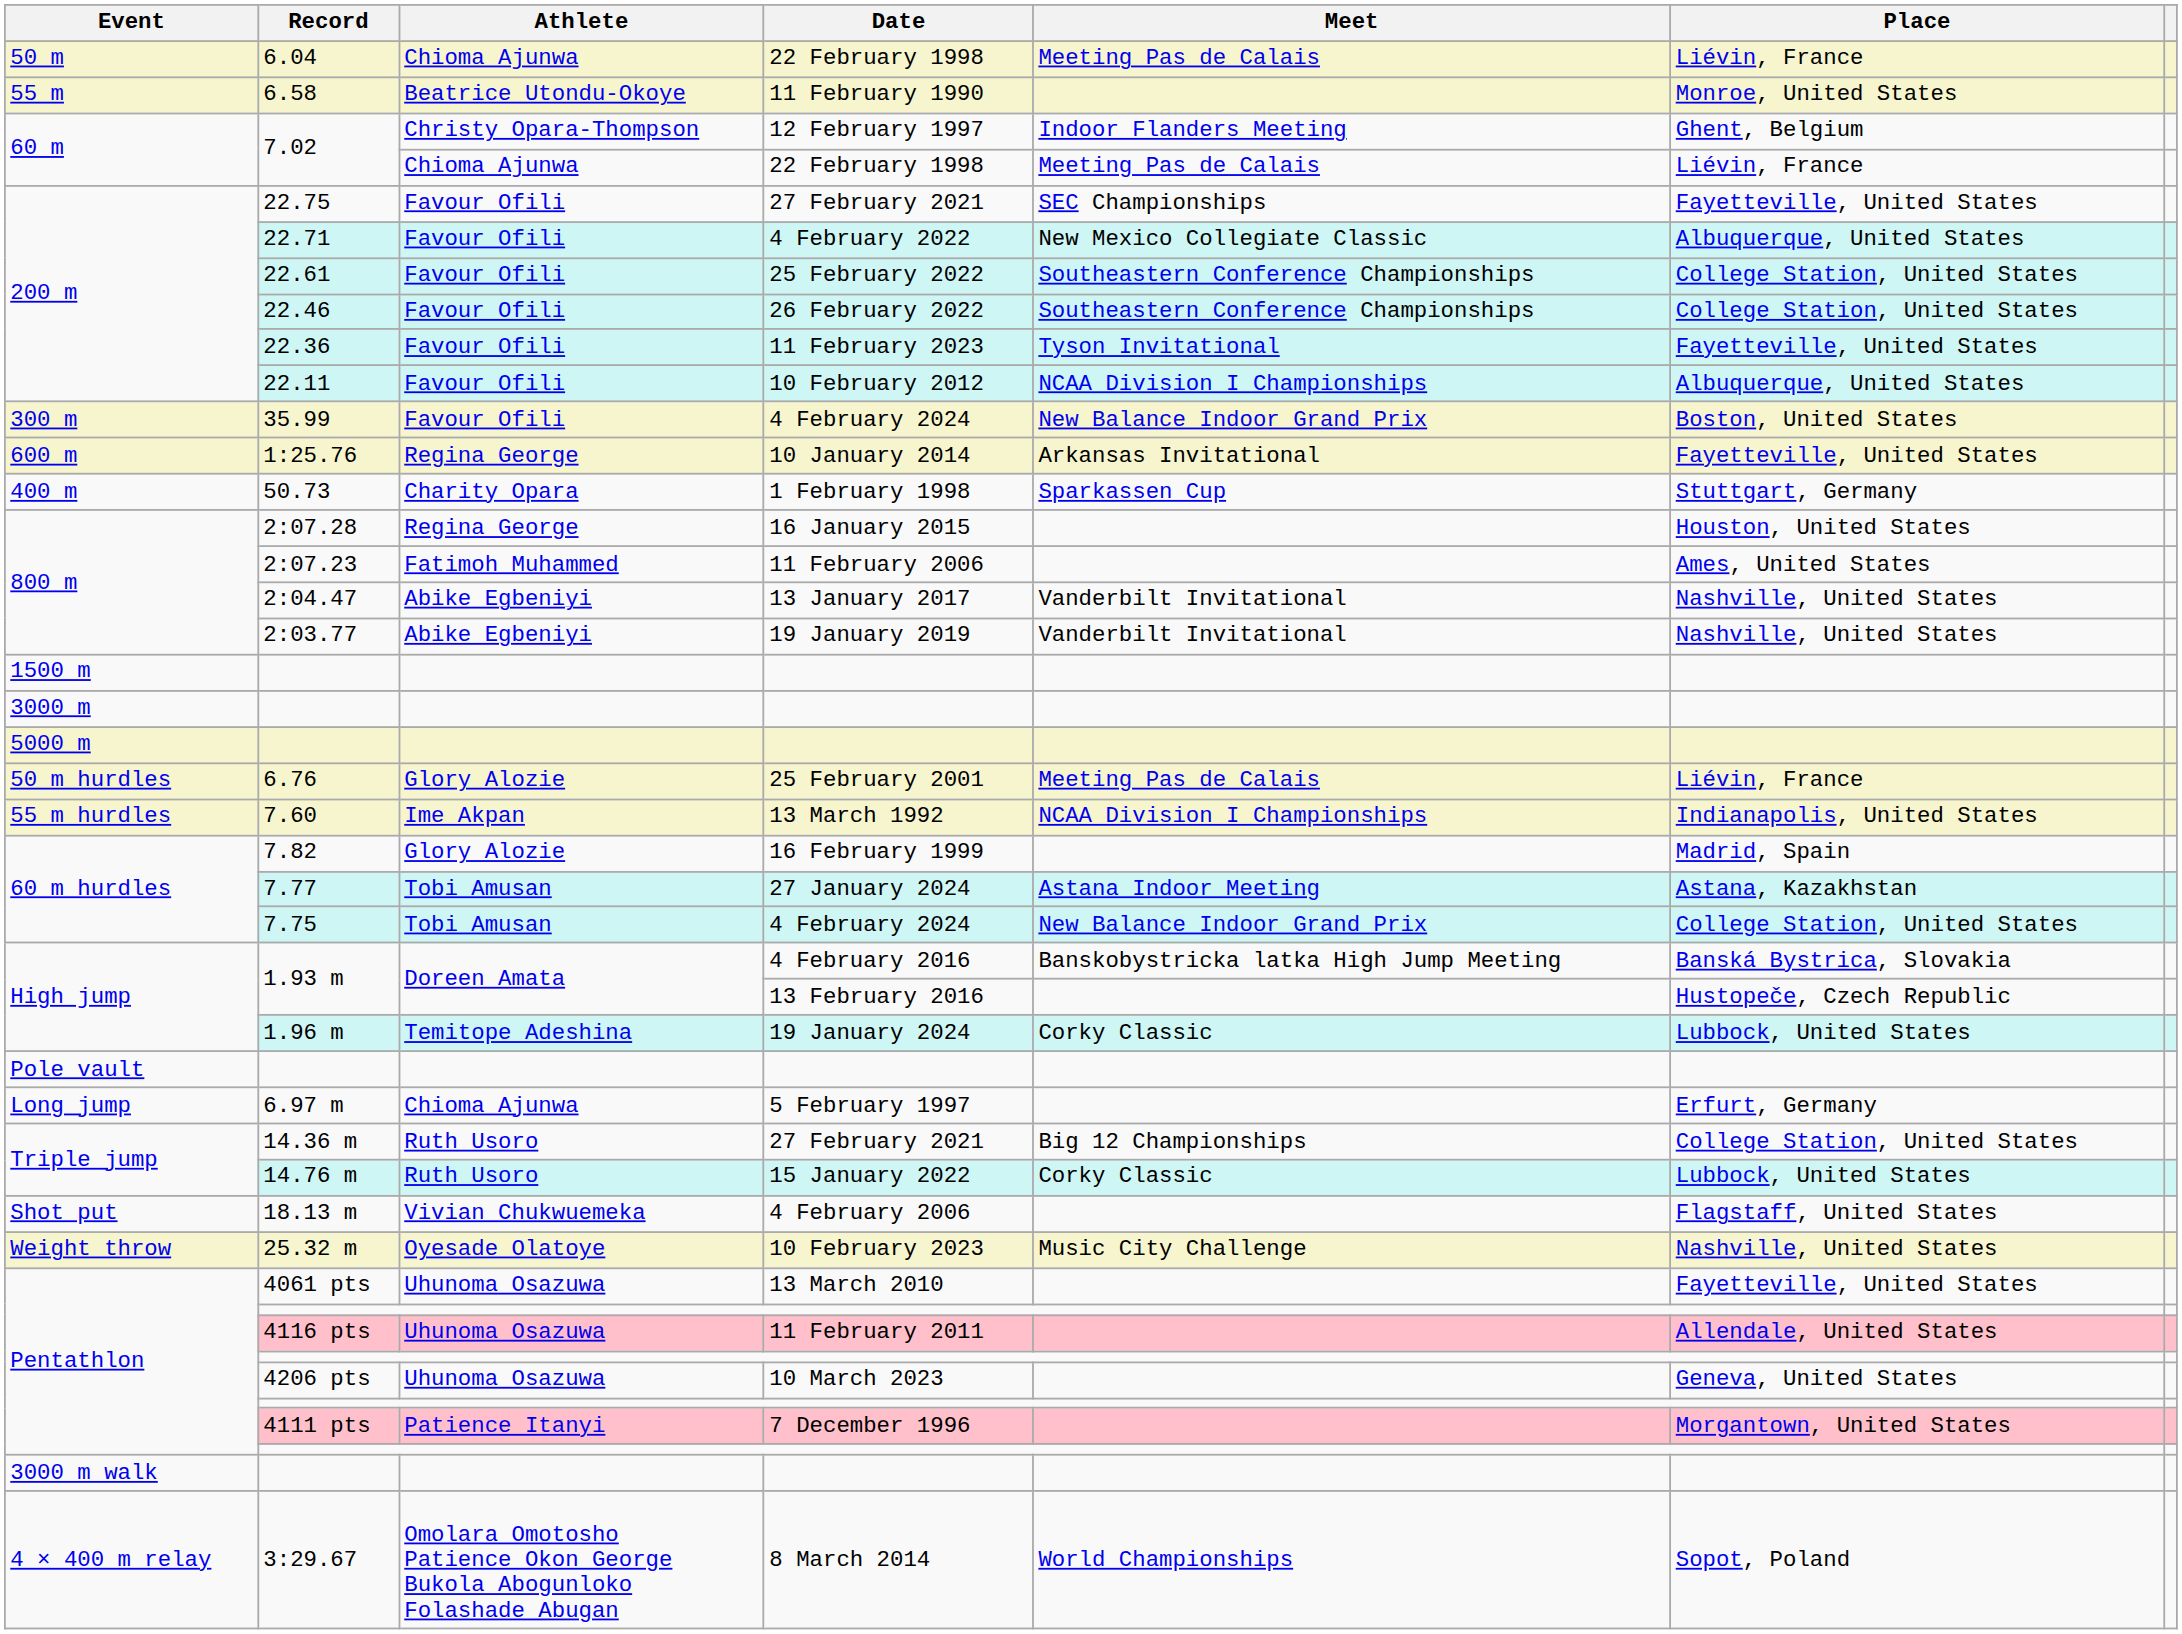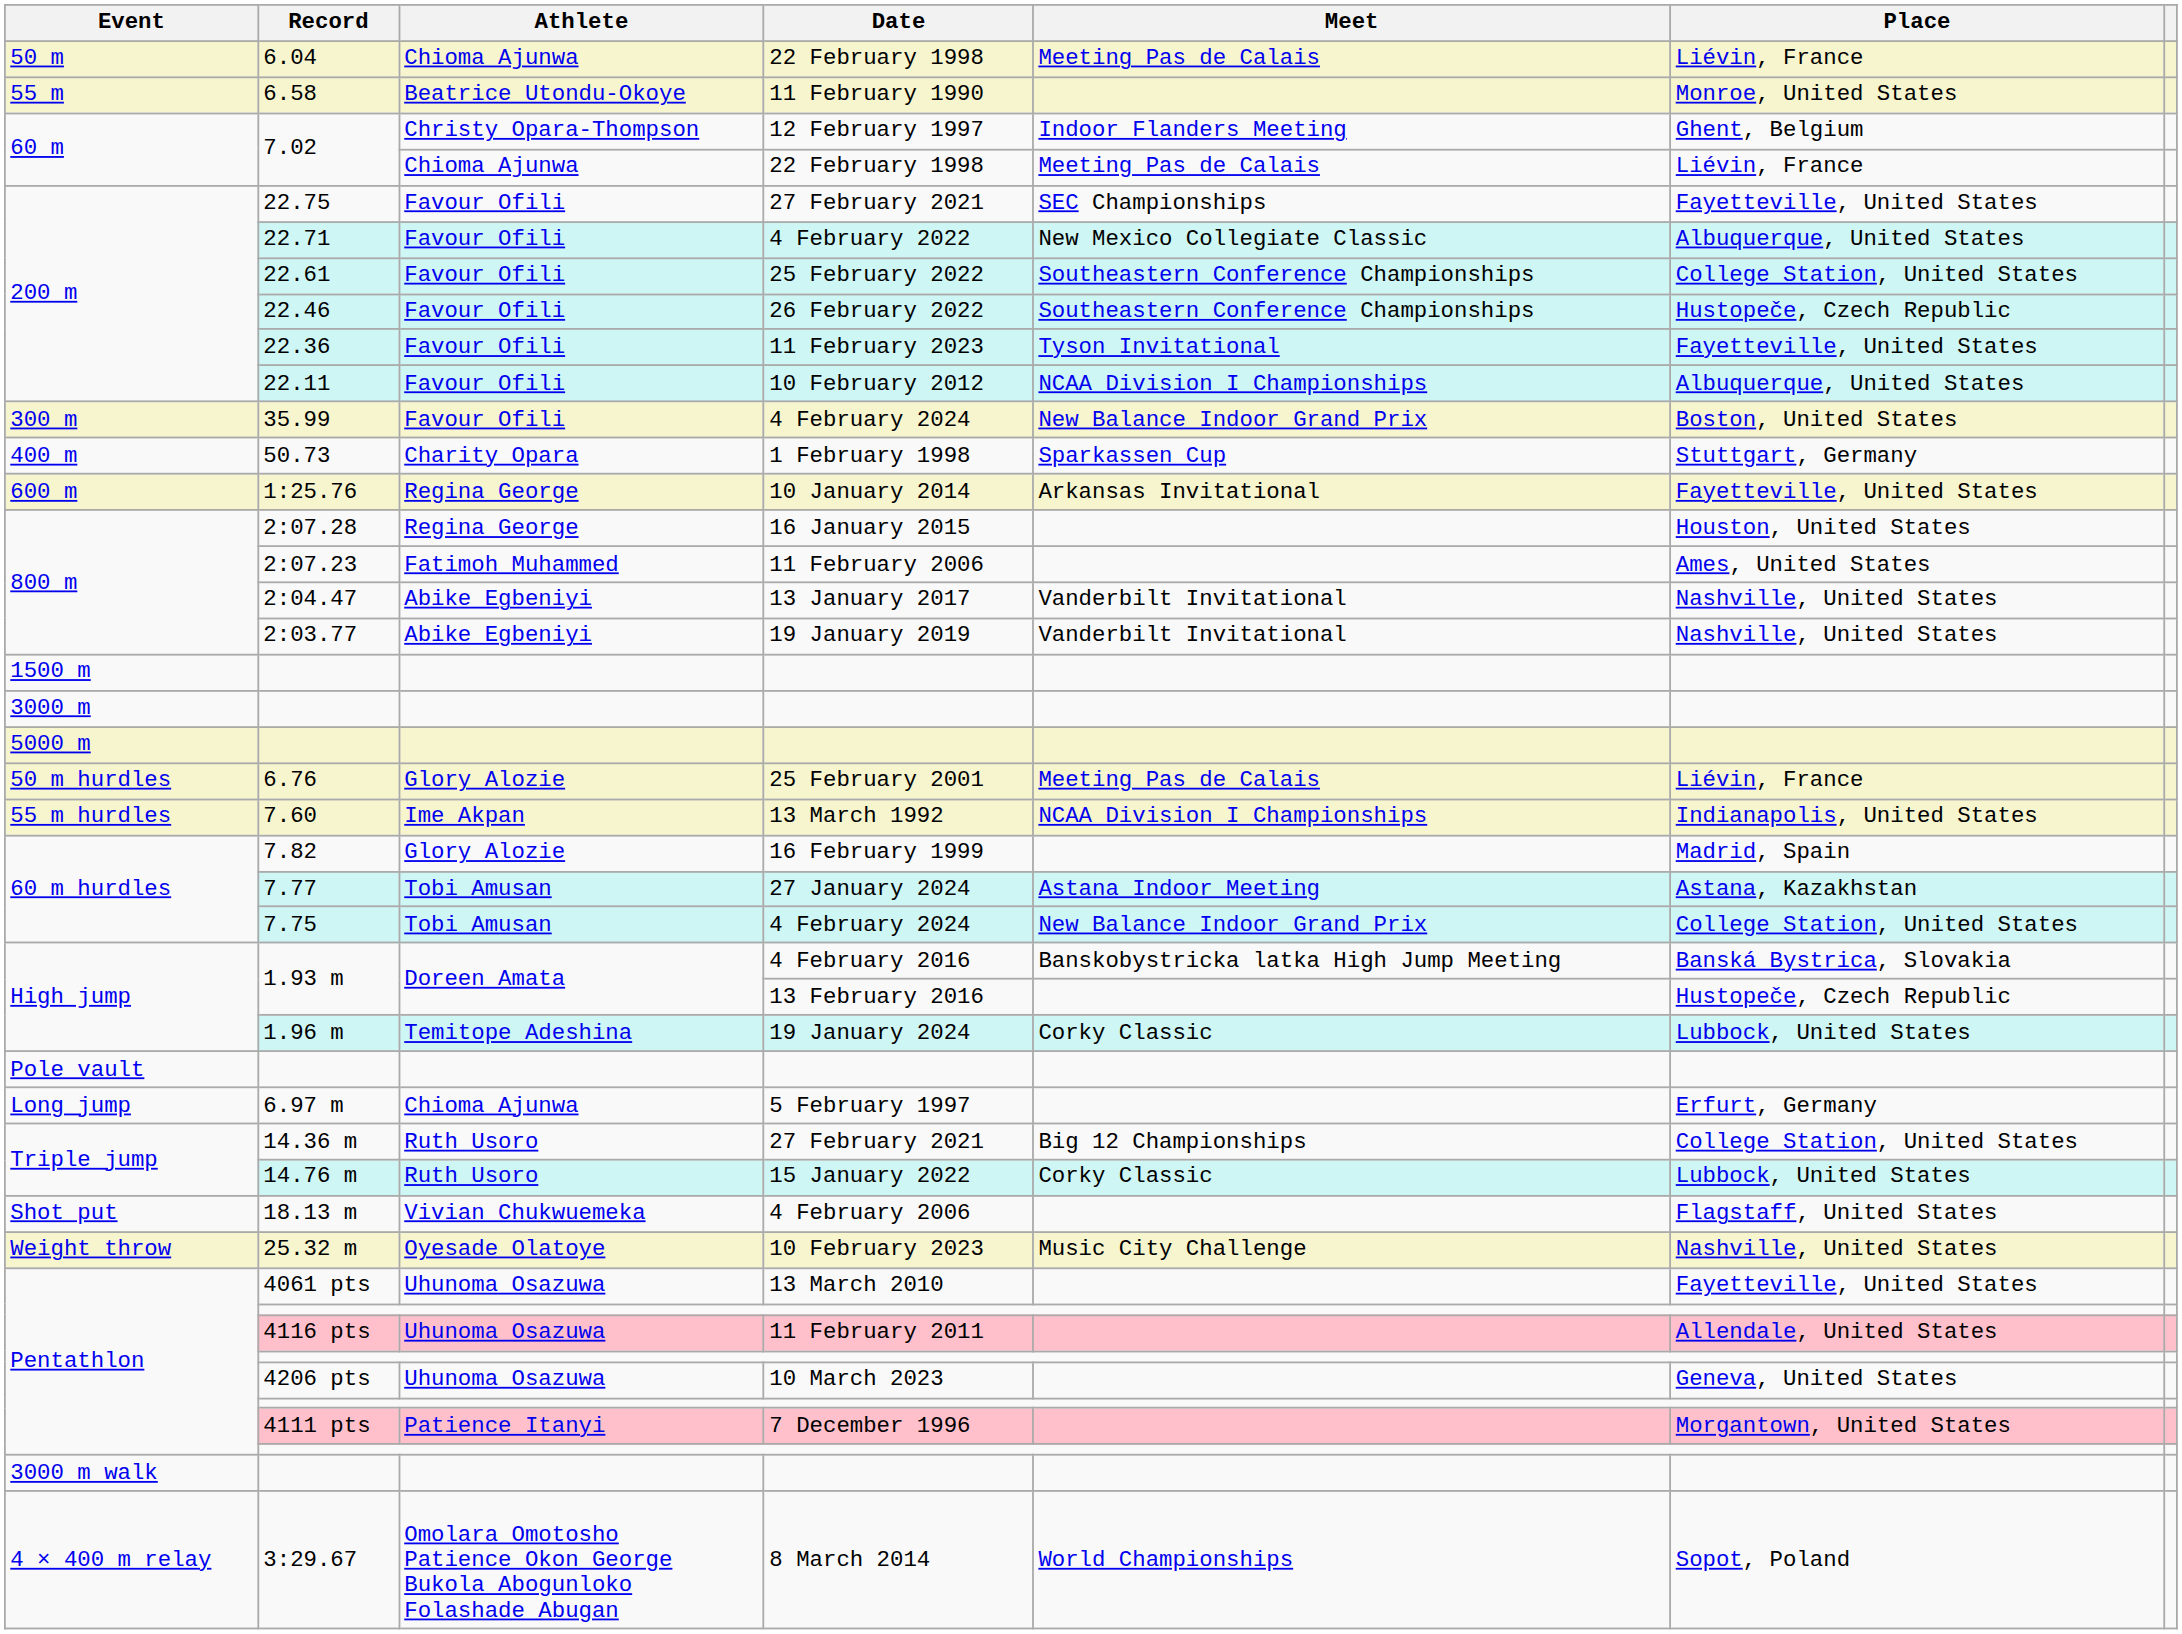(1877, 312) College Station, United States -> (1843, 312) Hustopeče, Czech Republic
rows swapped: (44, 492) <-> (44, 456)
